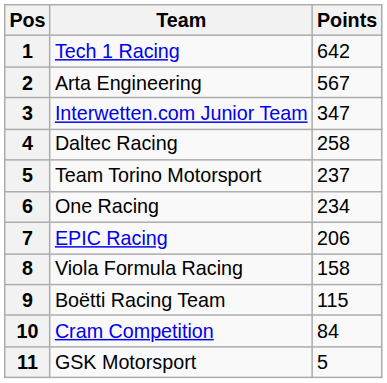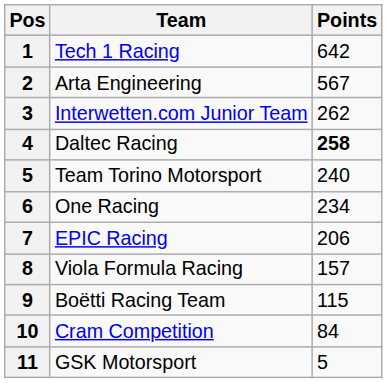(333, 113) 347 -> (333, 113) 262
(333, 144) normal -> (333, 144) bold
(333, 175) 237 -> (333, 175) 240
(333, 269) 158 -> (333, 269) 157
